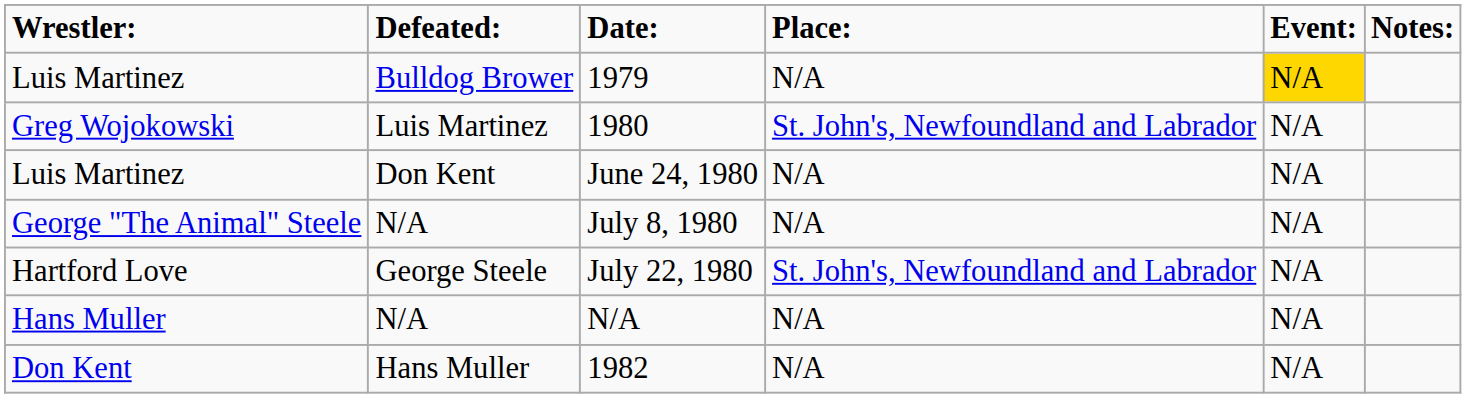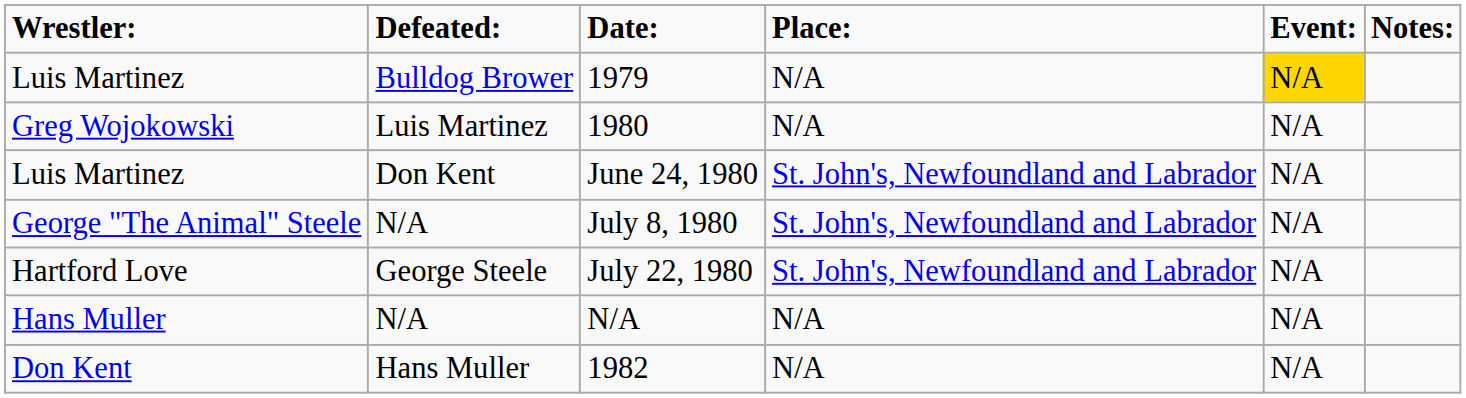(1014, 125) St. John's, Newfoundland and Labrador -> (798, 125) N/A
(798, 174) N/A -> (1014, 174) St. John's, Newfoundland and Labrador
(798, 222) N/A -> (1014, 222) St. John's, Newfoundland and Labrador
